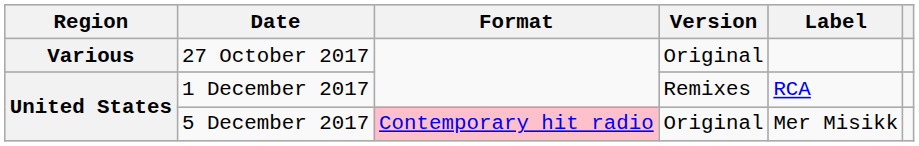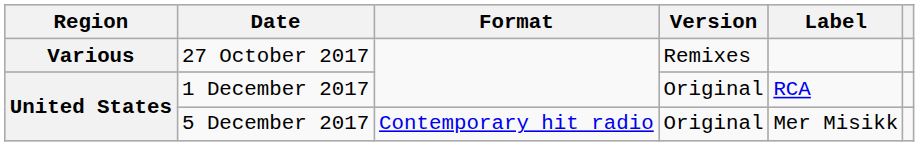(714, 56) Original -> (707, 56) Remixes
(707, 90) Remixes -> (714, 90) Original
(516, 123) pink background -> (516, 123) no background
